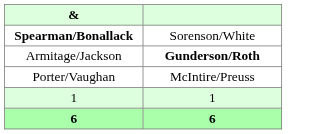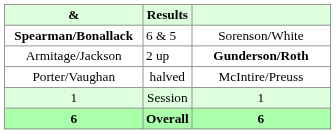+ column: (167, 14)
